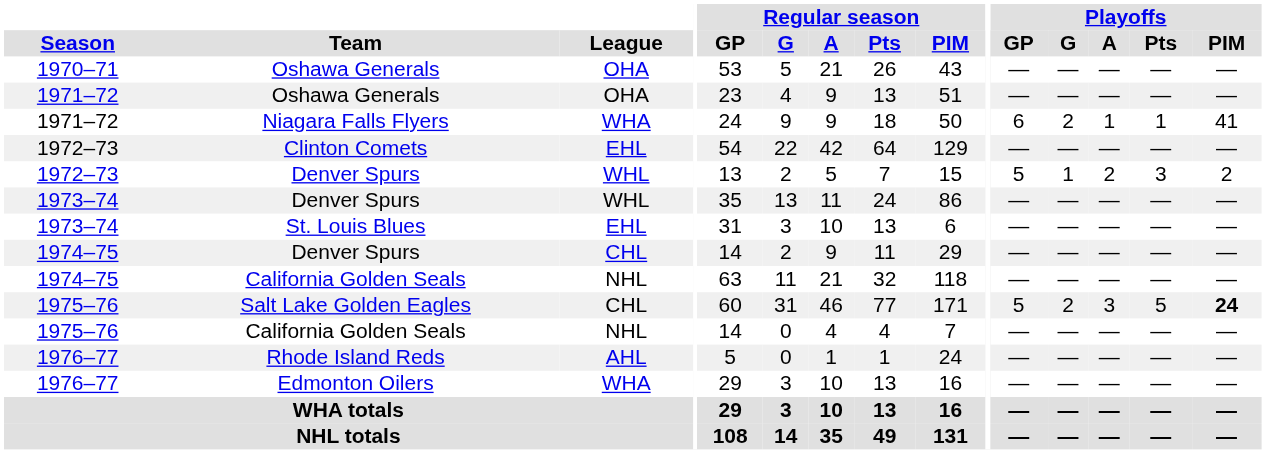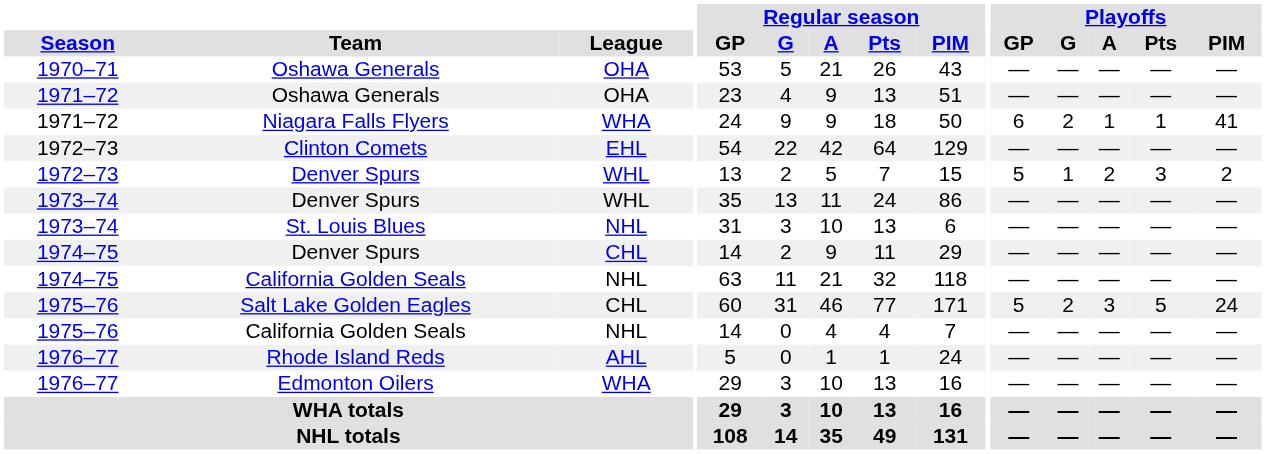(626, 226) EHL -> (626, 226) NHL
(1227, 305) bold -> (1227, 305) normal
